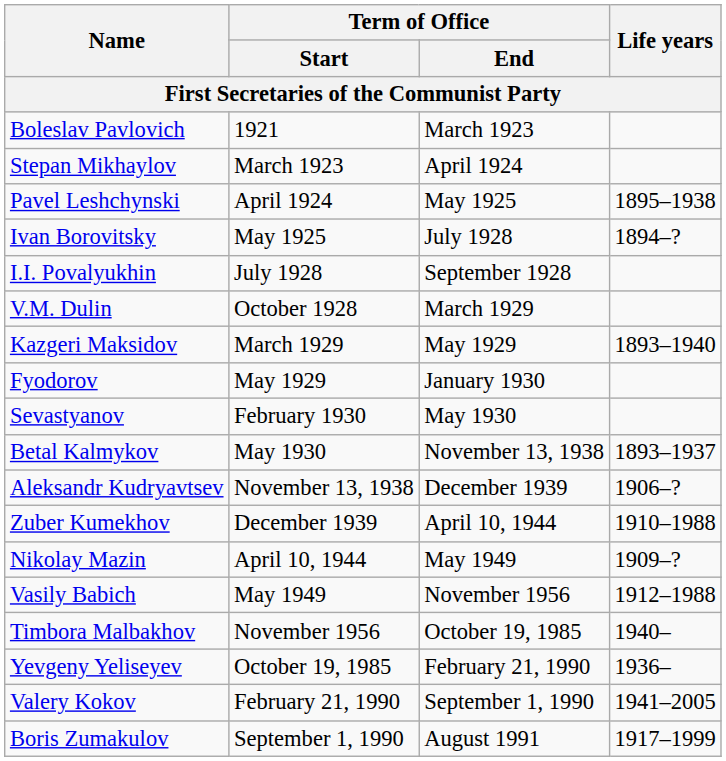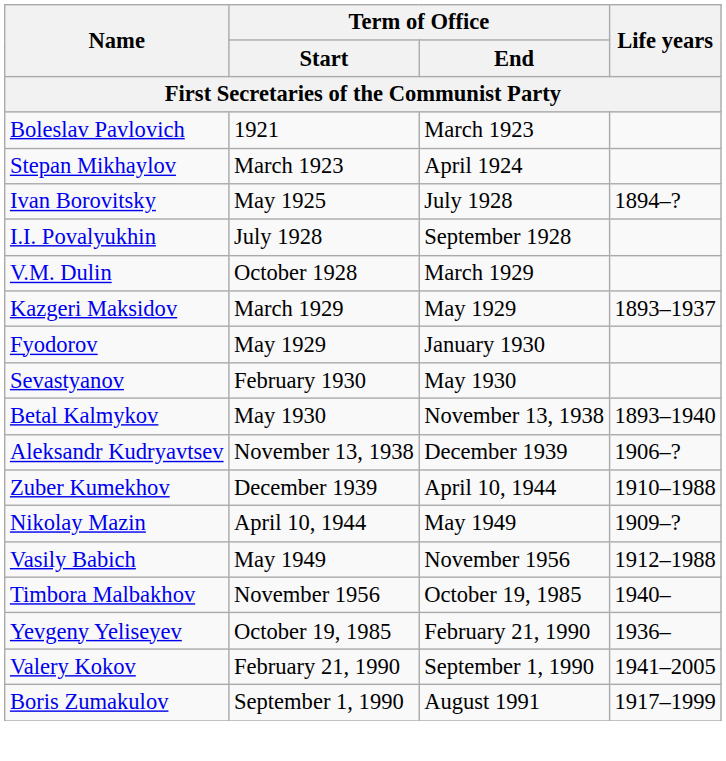- row: (95, 201)
(665, 344) 1893–1940 -> (665, 308) 1893–1937
(665, 451) 1893–1937 -> (665, 415) 1893–1940
